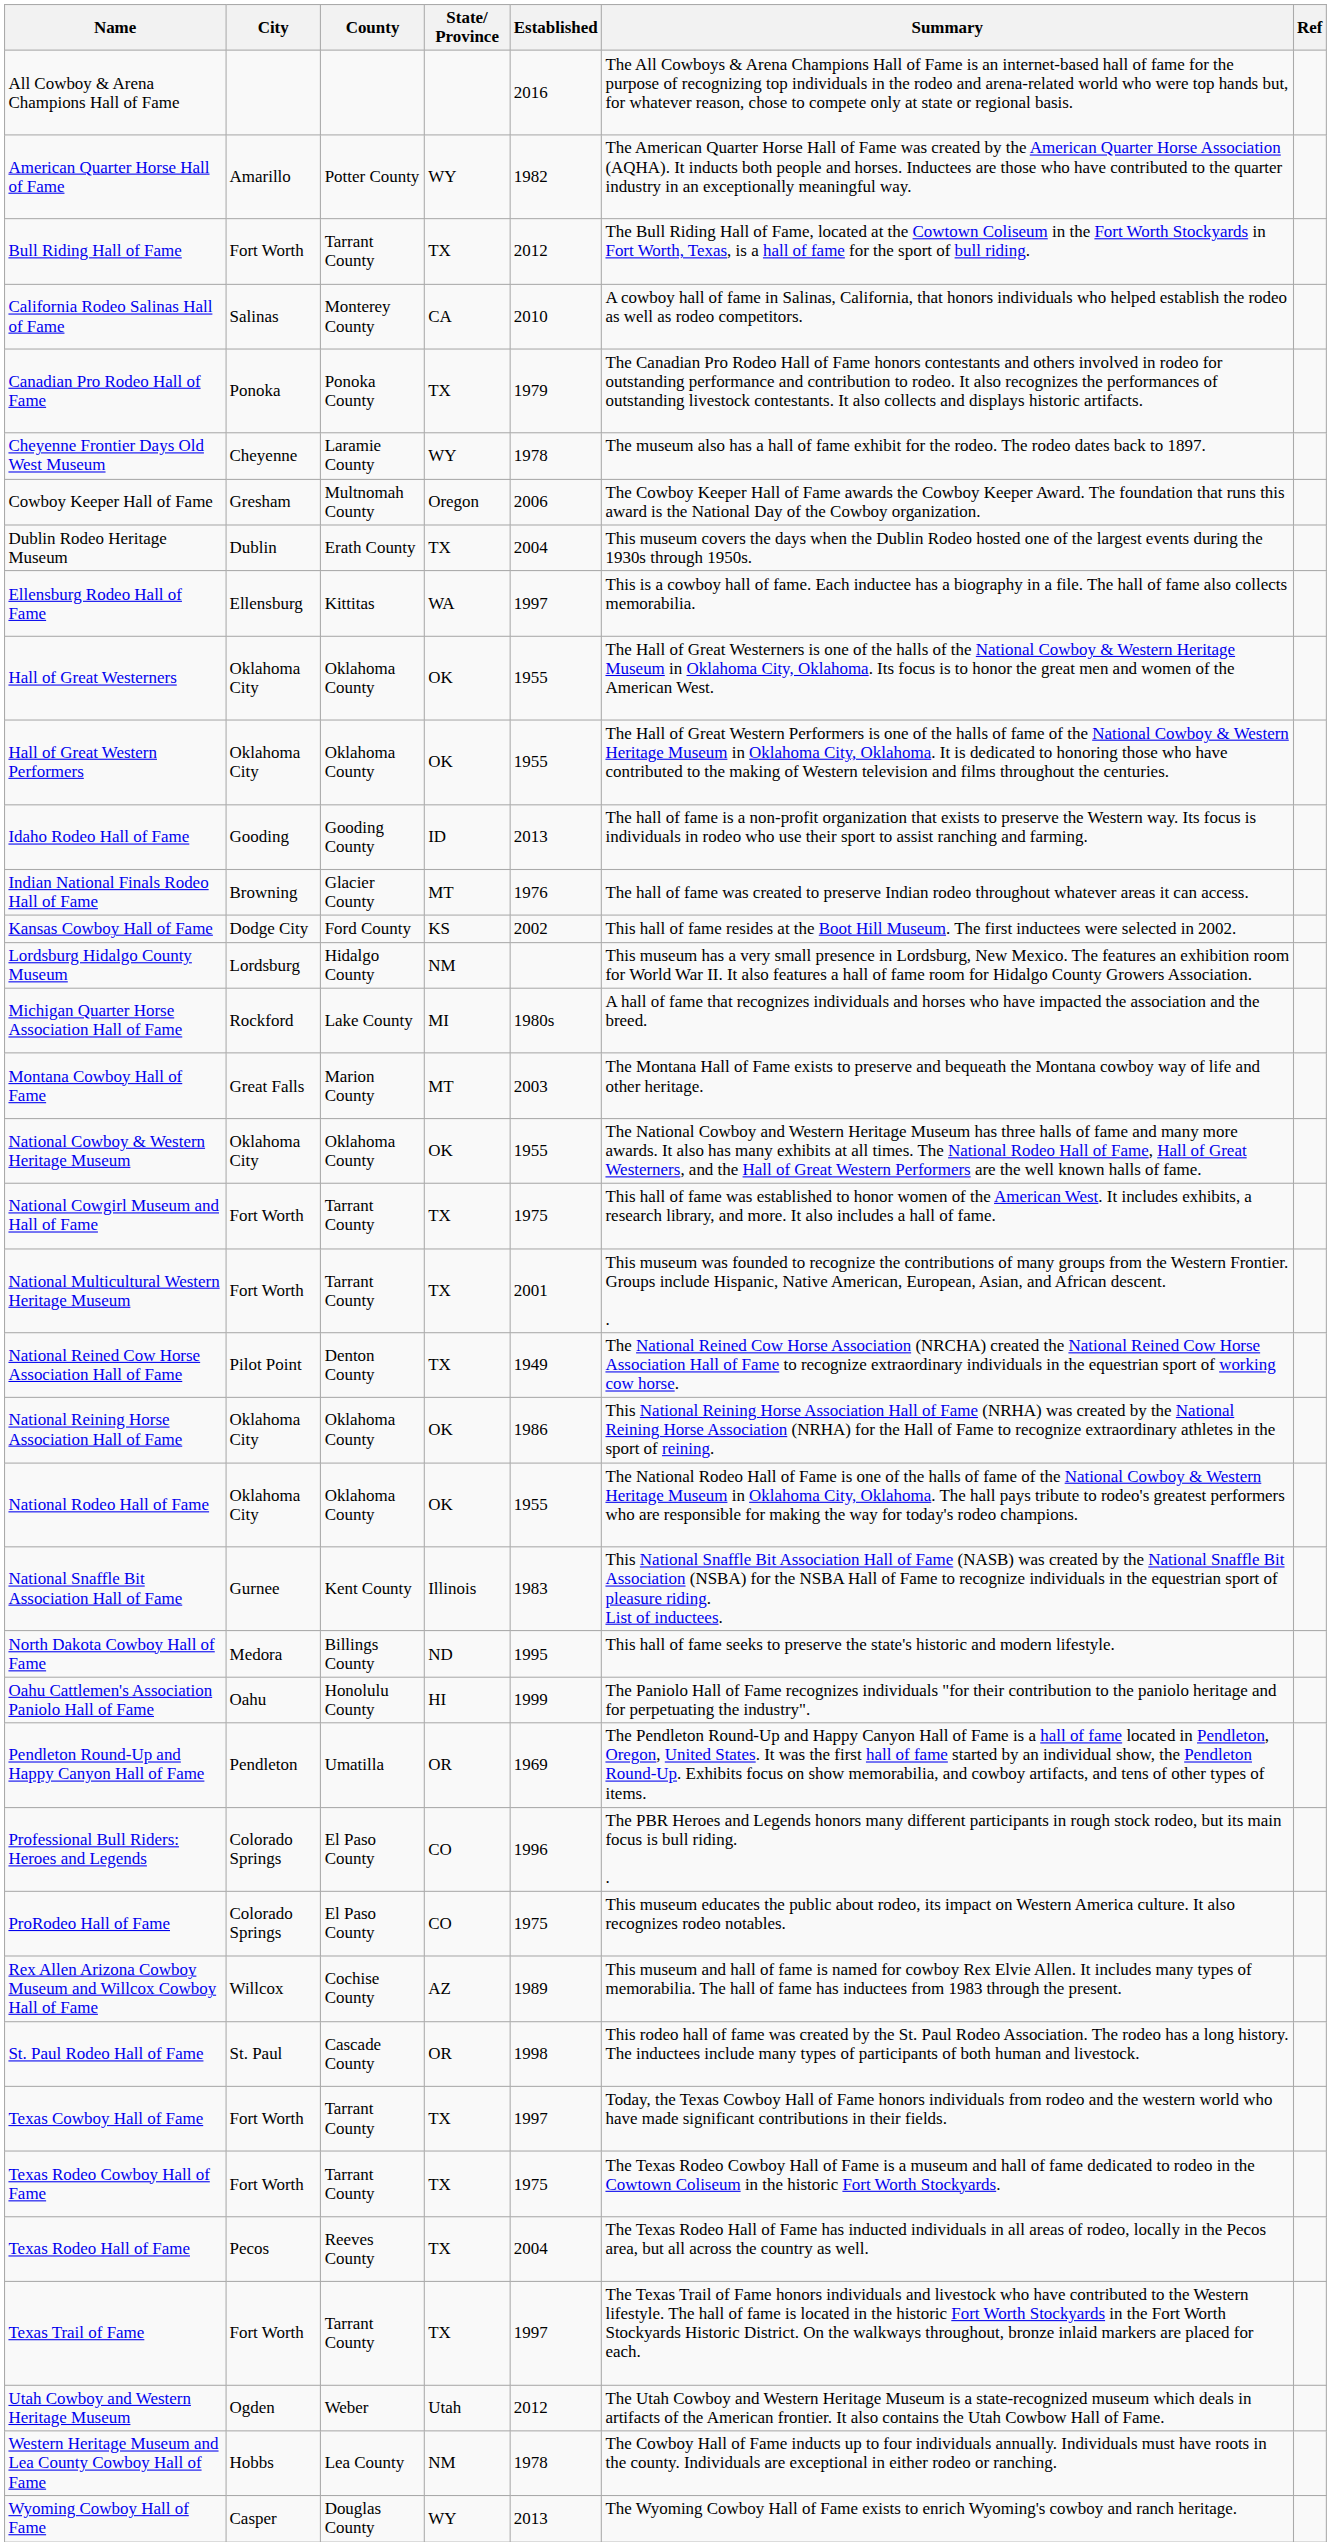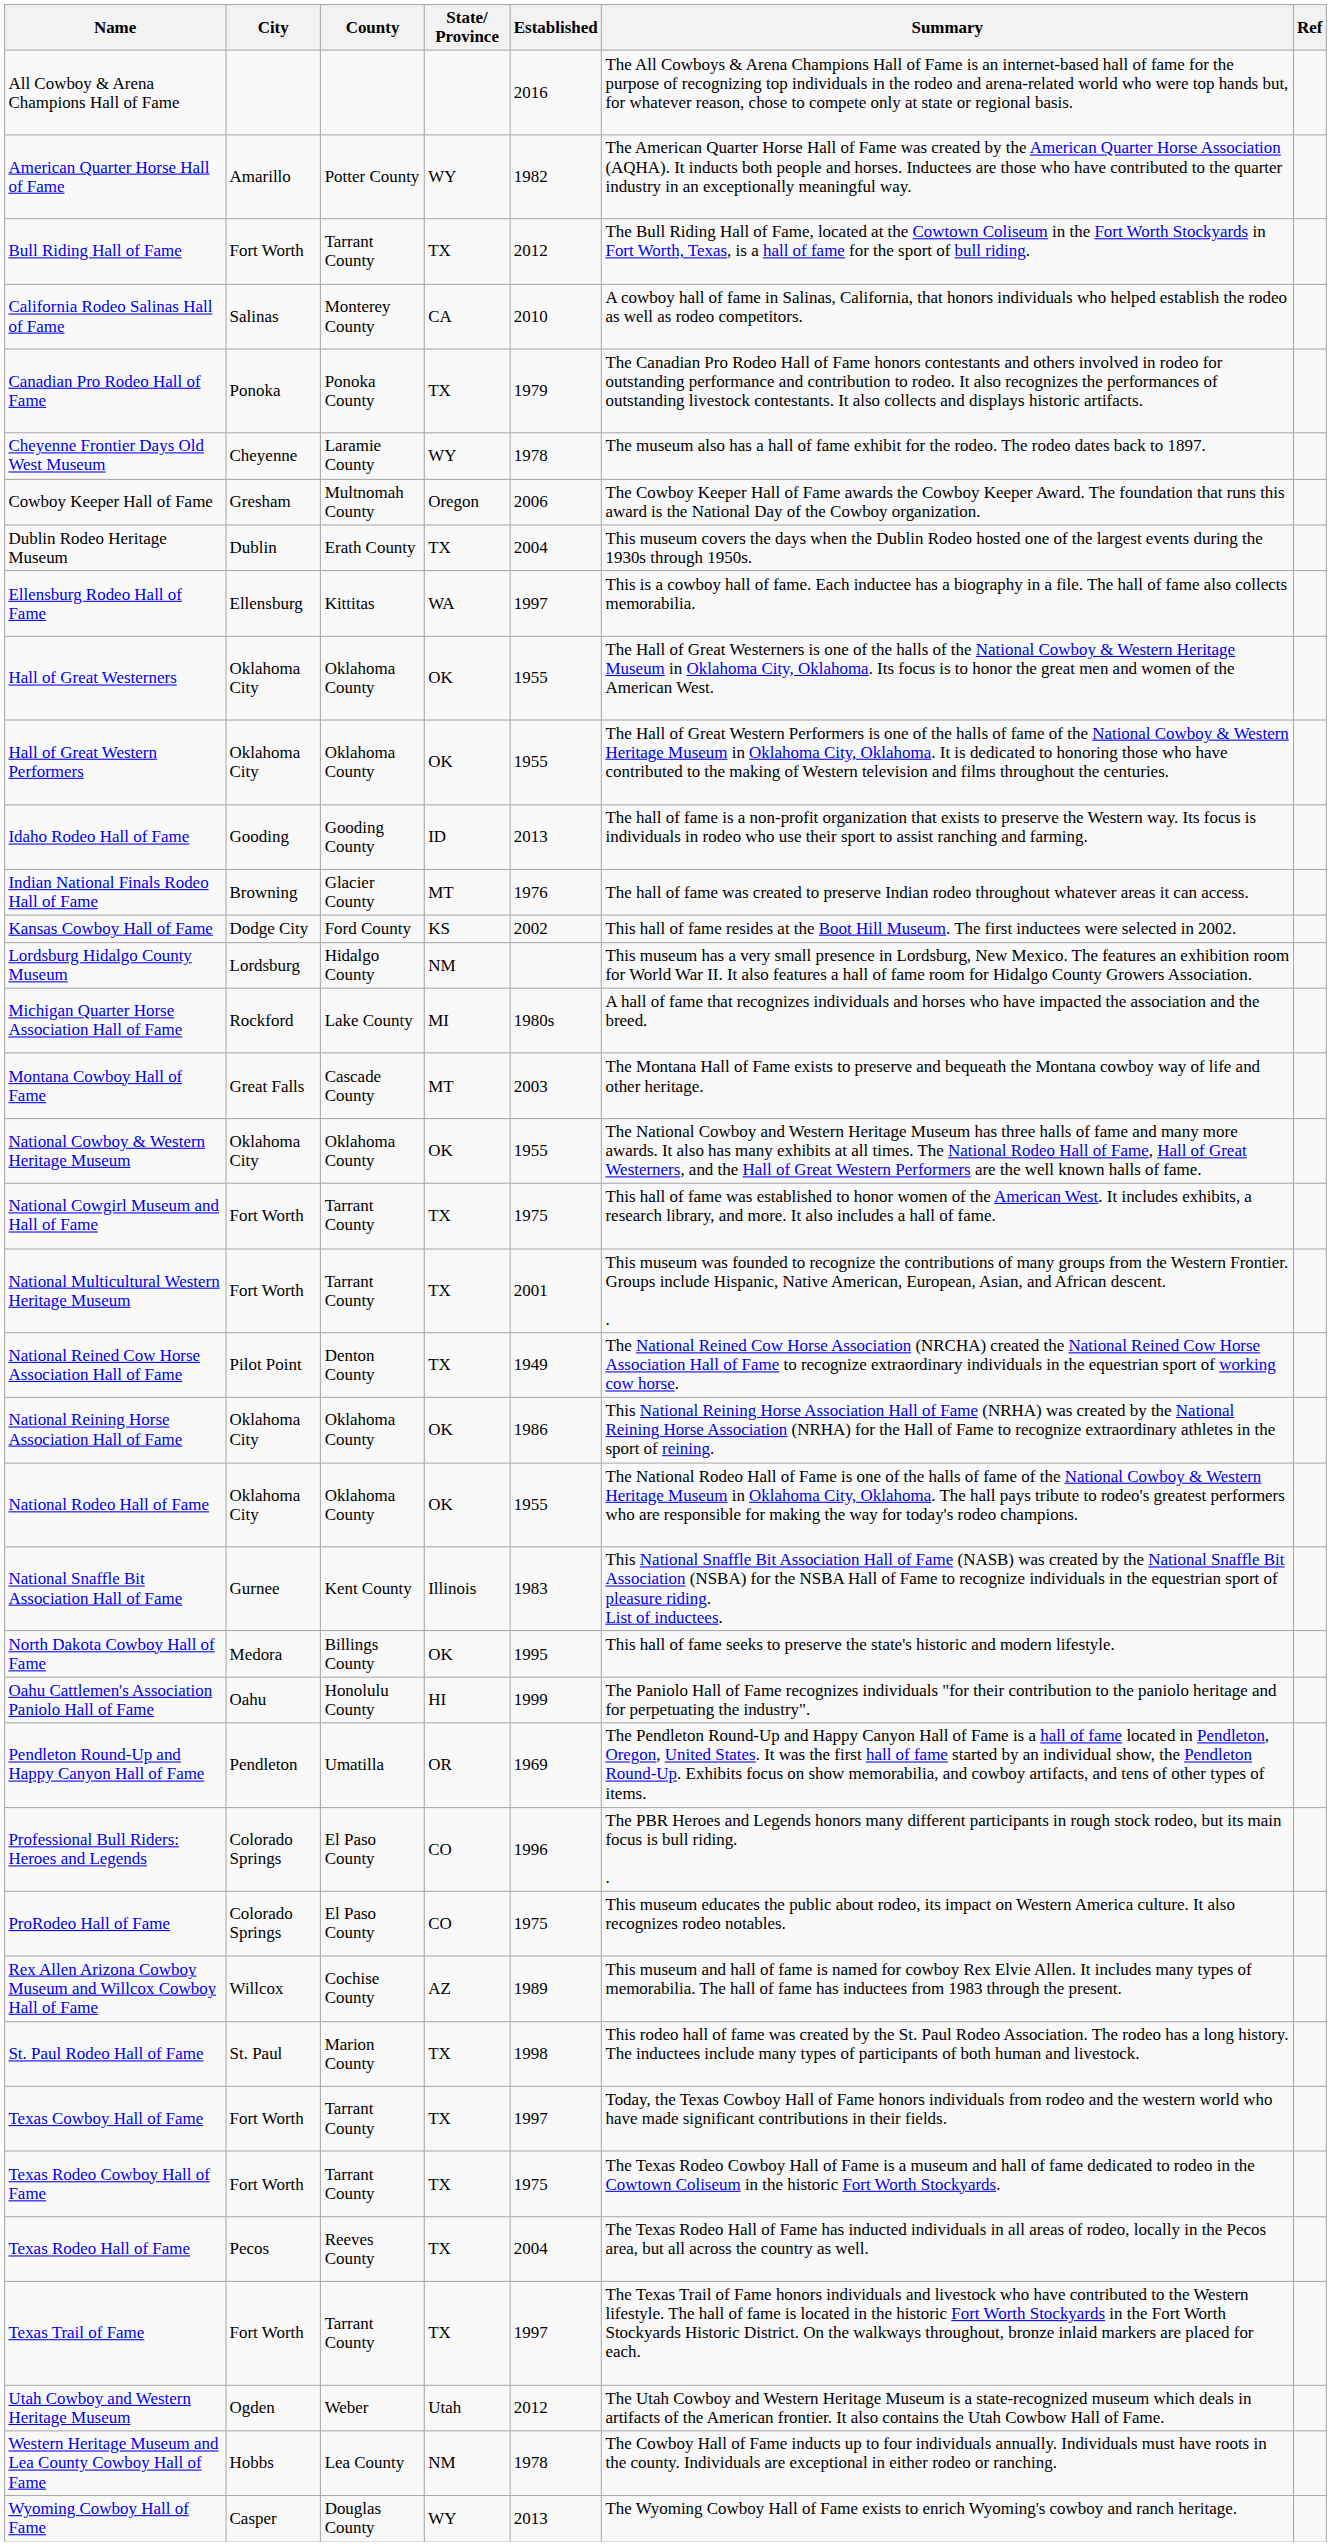(350, 1085) Marion County -> (353, 1085) Cascade County
(440, 1653) ND -> (440, 1653) OK
(353, 2053) Cascade County -> (350, 2053) Marion County
(440, 2053) OR -> (440, 2053) TX
